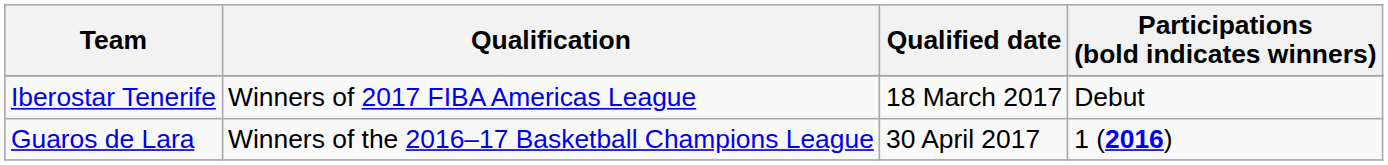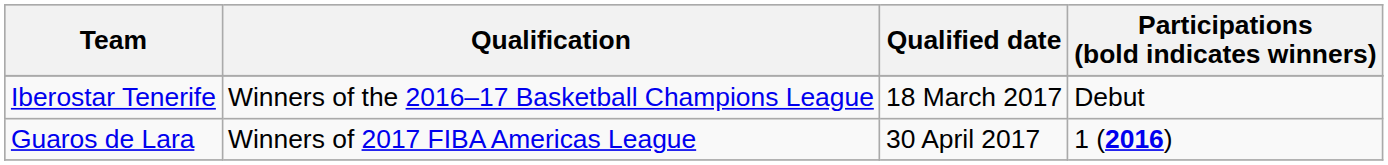(462, 97) Winners of 2017 FIBA Americas League -> (551, 97) Winners of the 2016–17 Basketball Champions League
(551, 138) Winners of the 2016–17 Basketball Champions League -> (462, 138) Winners of 2017 FIBA Americas League
